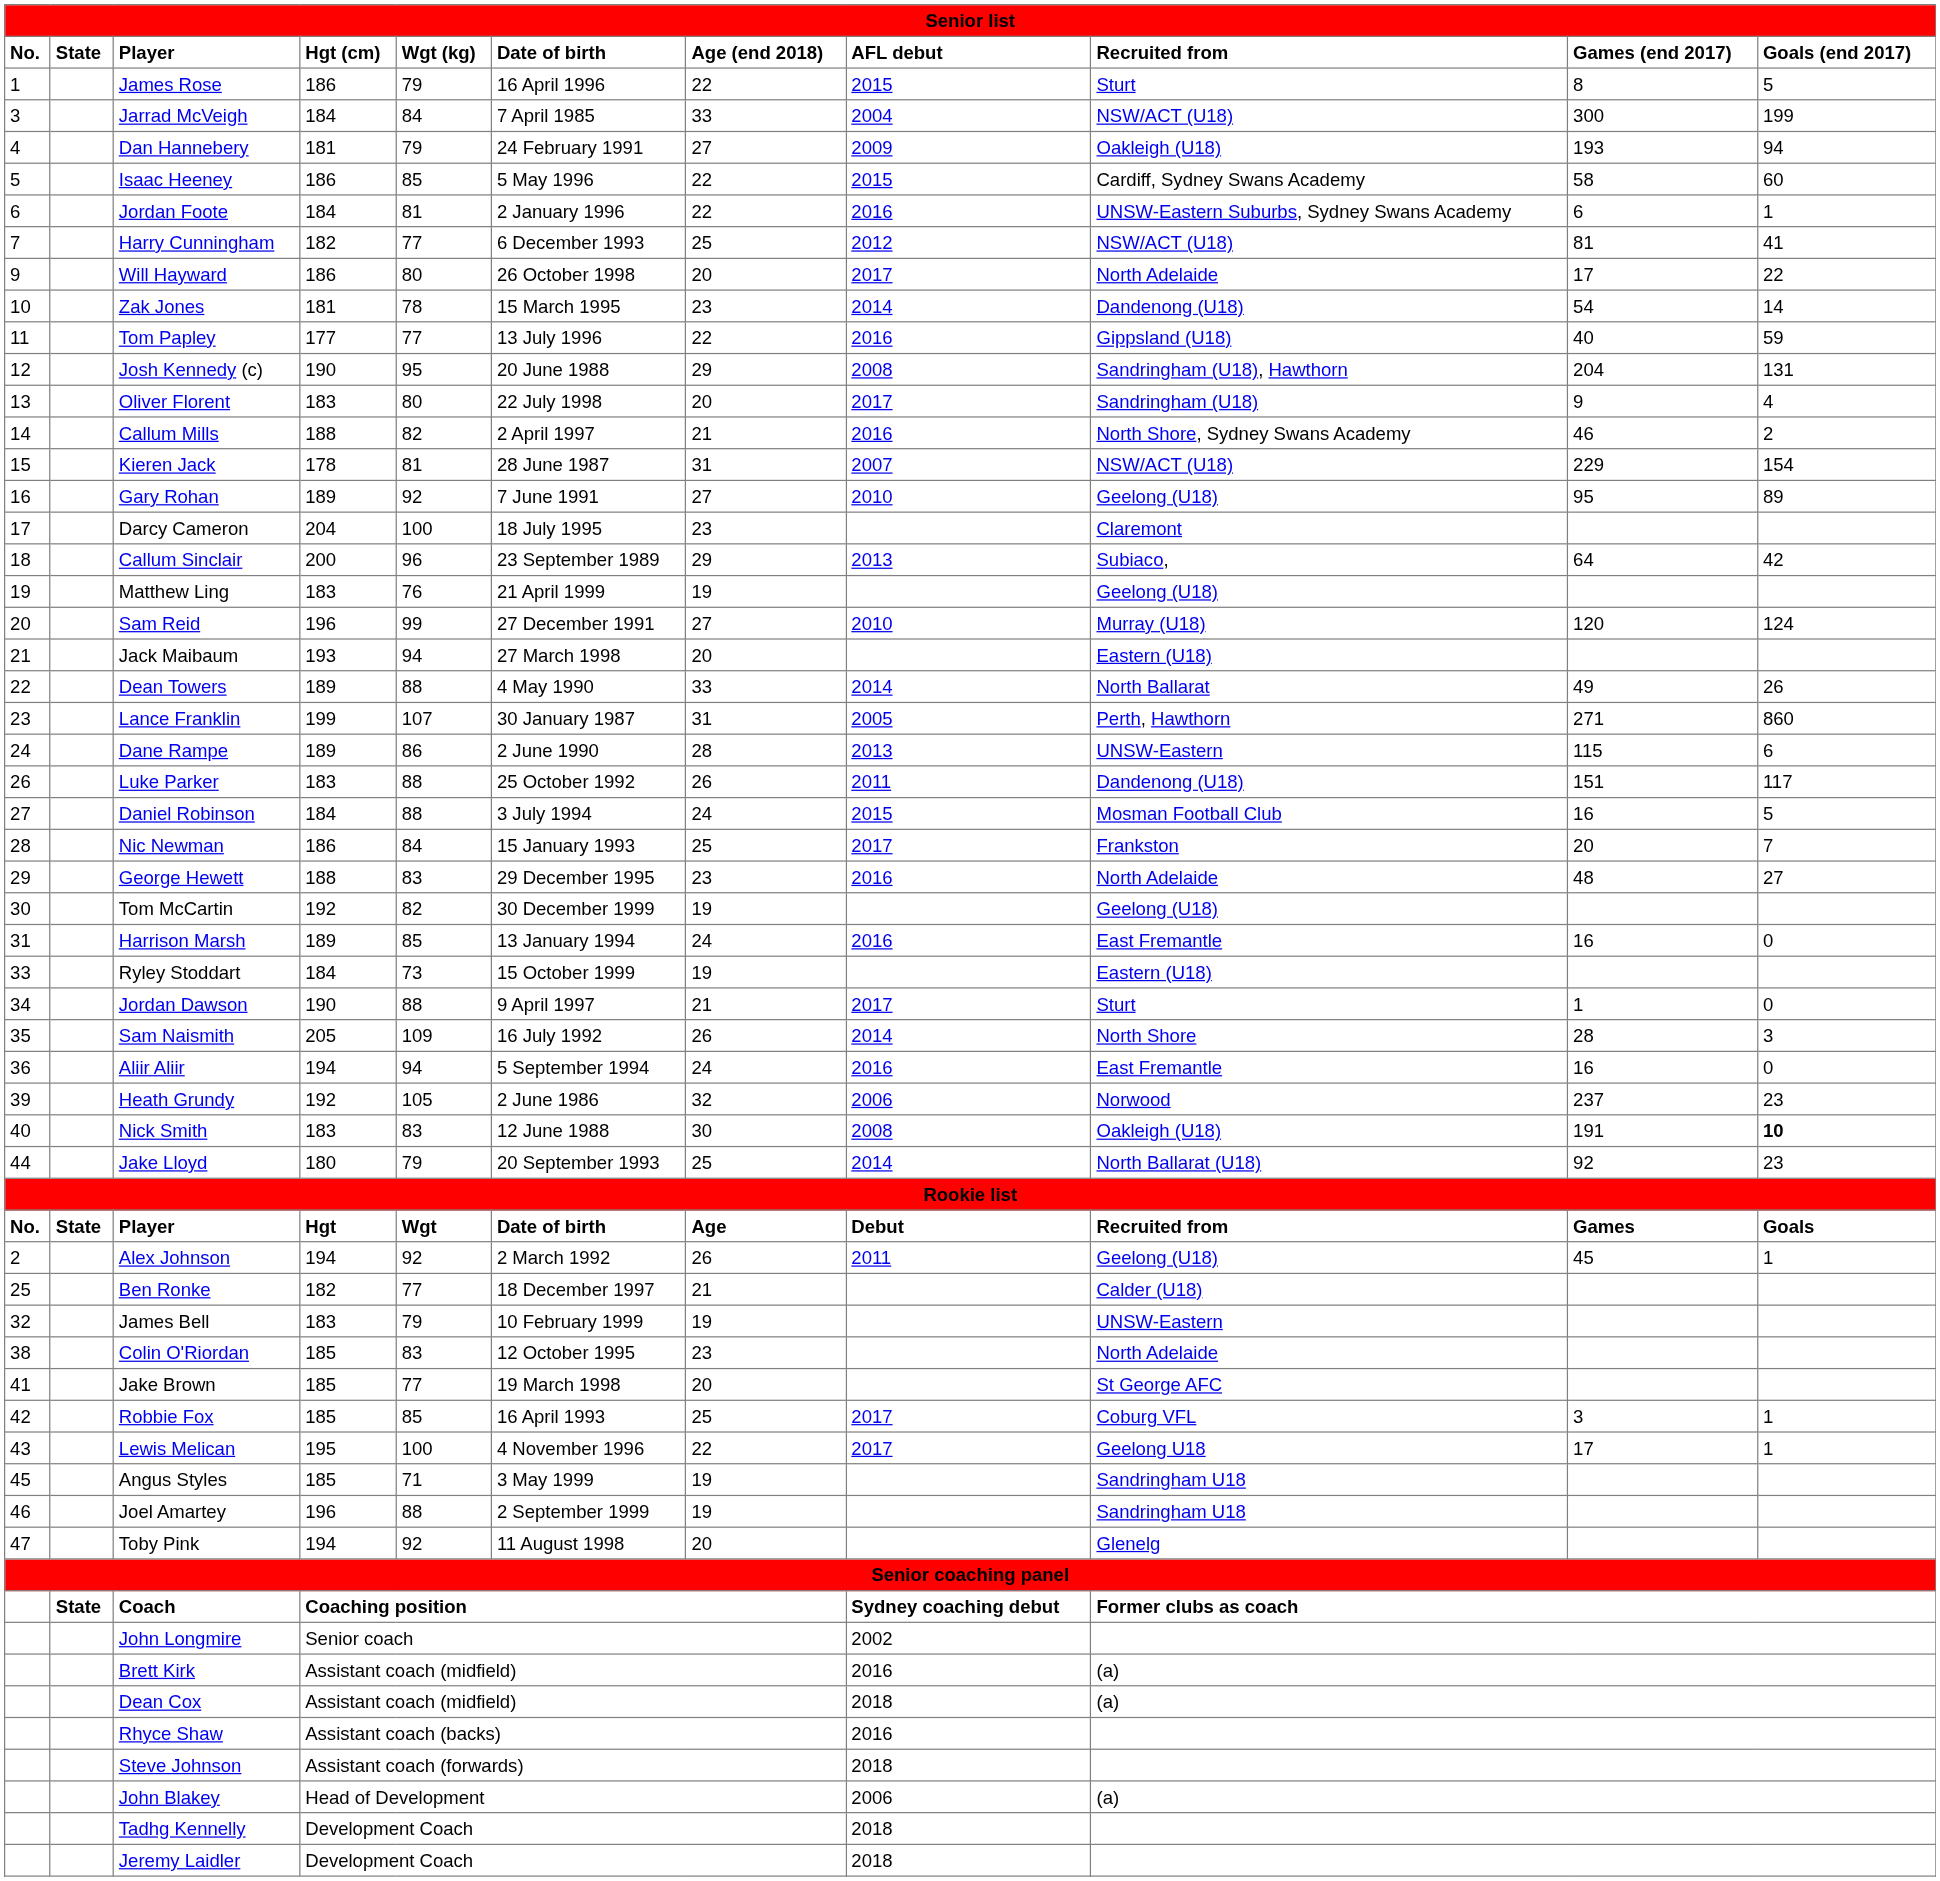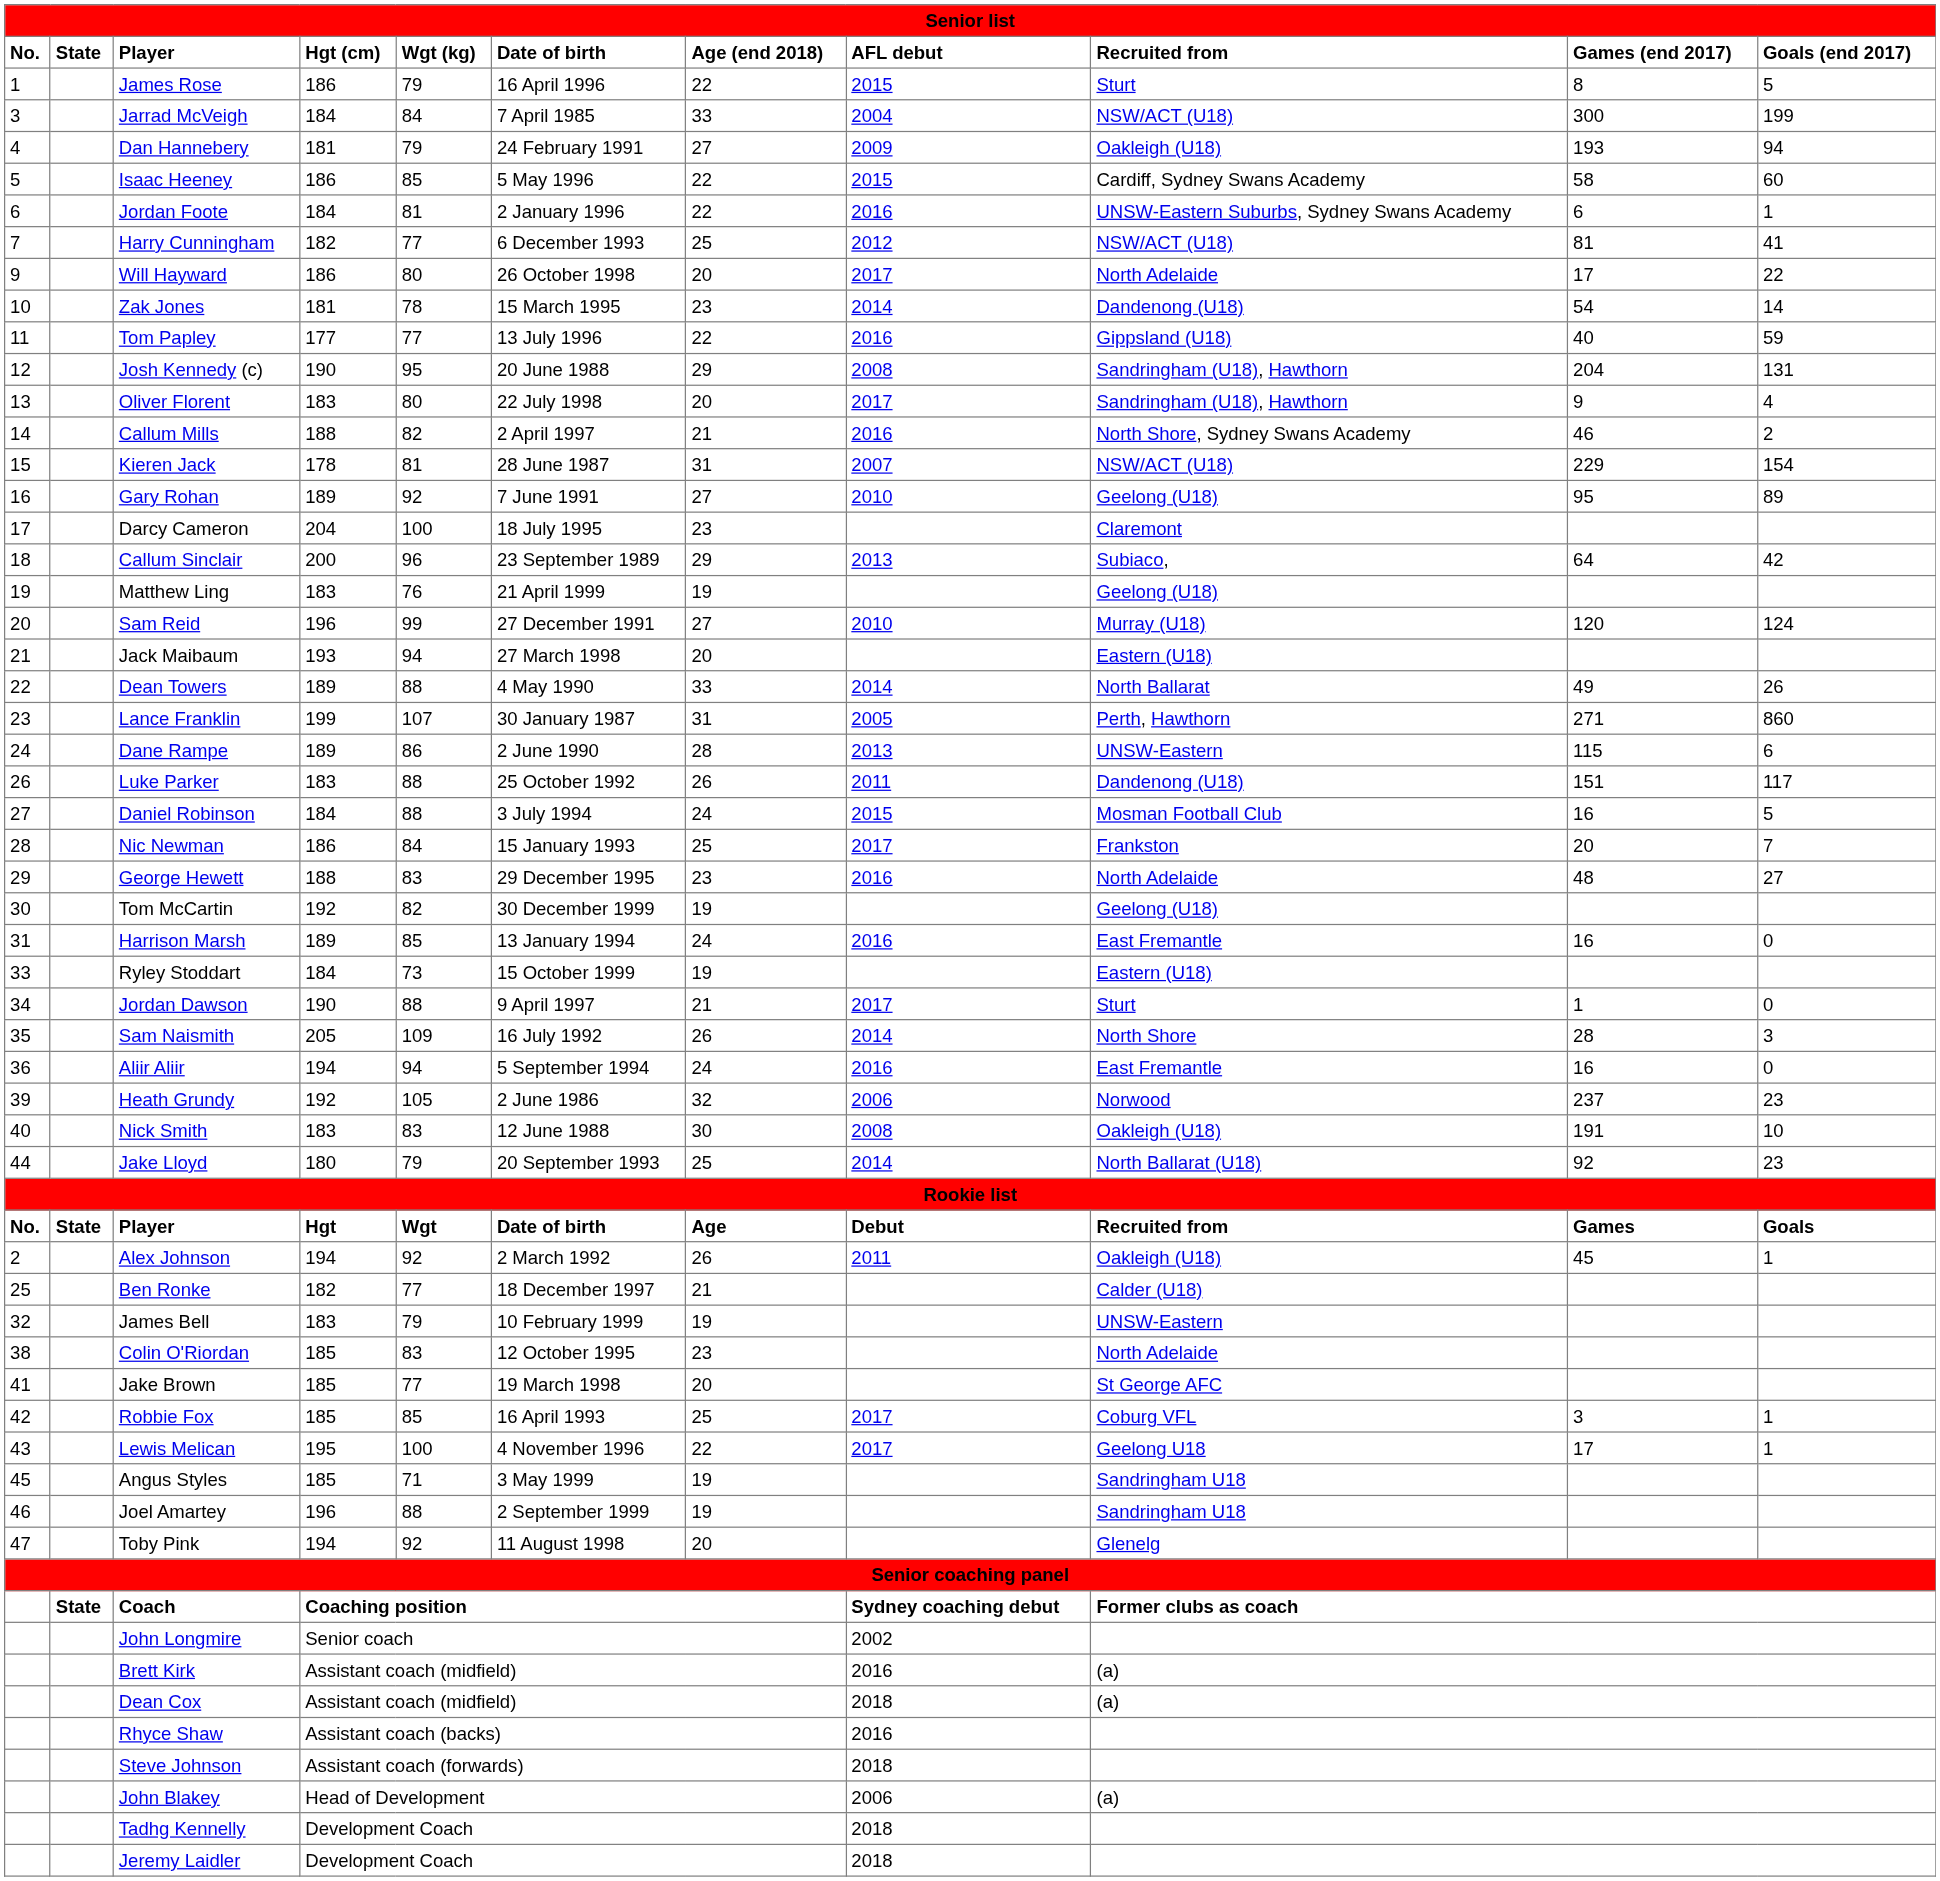(1177, 401) Sandringham (U18) -> (1222, 401) Sandringham (U18), Hawthorn
(1773, 1131) bold -> (1773, 1131) normal
(1157, 1258) Geelong (U18) -> (1159, 1258) Oakleigh (U18)
